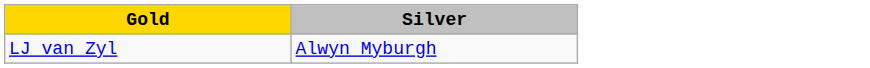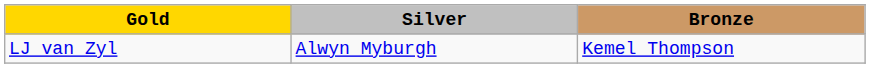+ column: (721, 19)
